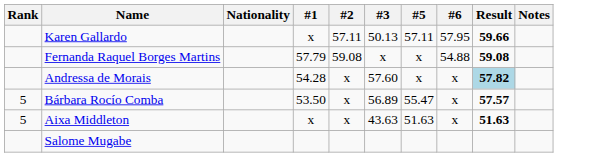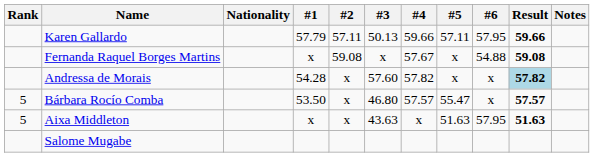+ column: (419, 15)
(311, 36) x -> (311, 36) 57.79
(311, 57) 57.79 -> (311, 57) x
(383, 99) 56.89 -> (383, 99) 46.80
(455, 120) x -> (491, 120) 57.95
